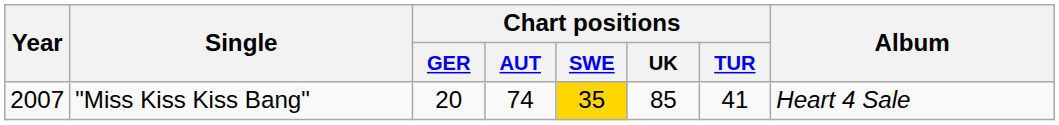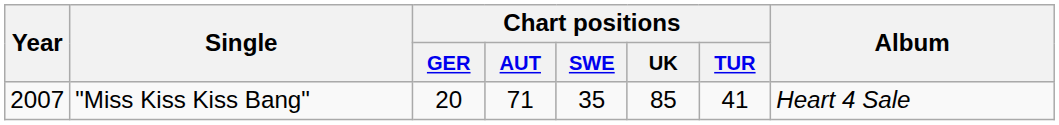(520, 100) 74 -> (520, 100) 71
(592, 100) gold background -> (592, 100) no background
